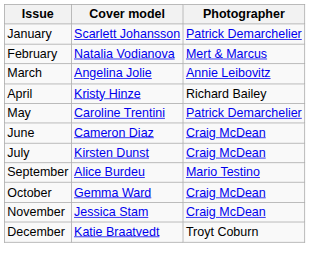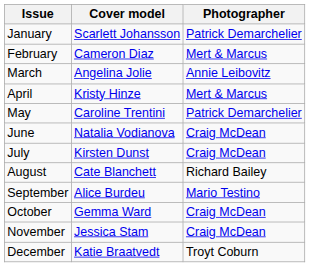(124, 53) Natalia Vodianova -> (114, 53) Cameron Diaz
(226, 93) Richard Bailey -> (227, 93) Mert & Marcus
(114, 133) Cameron Diaz -> (124, 133) Natalia Vodianova
+ row: (27, 172)
